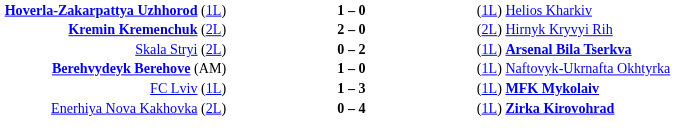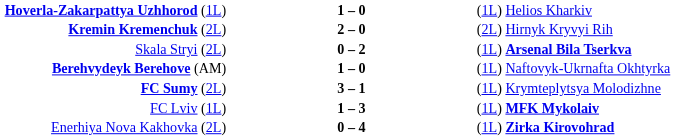+ row: (183, 88)
